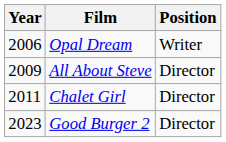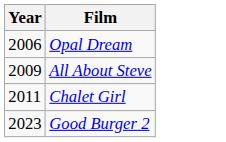- column: (188, 17)
